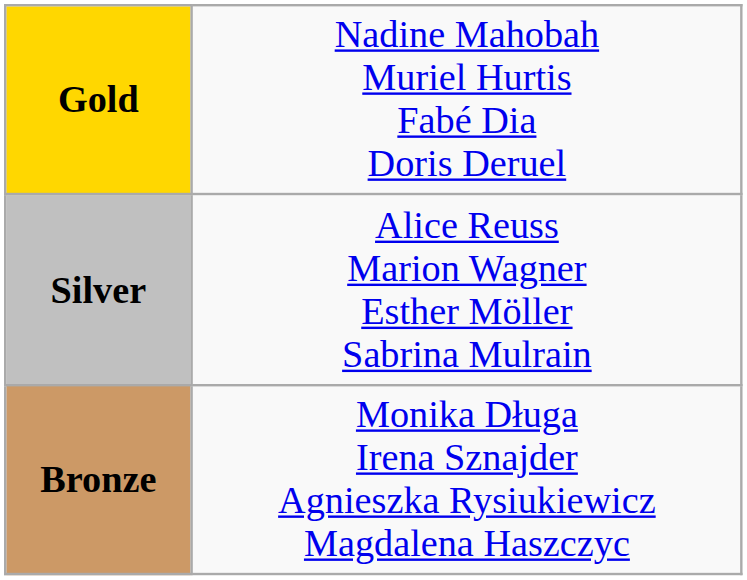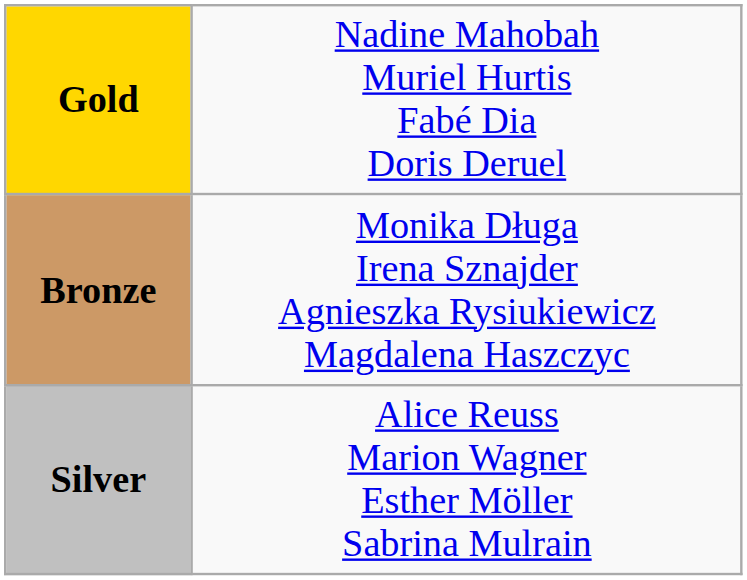rows swapped: (98, 289) <-> (98, 478)
